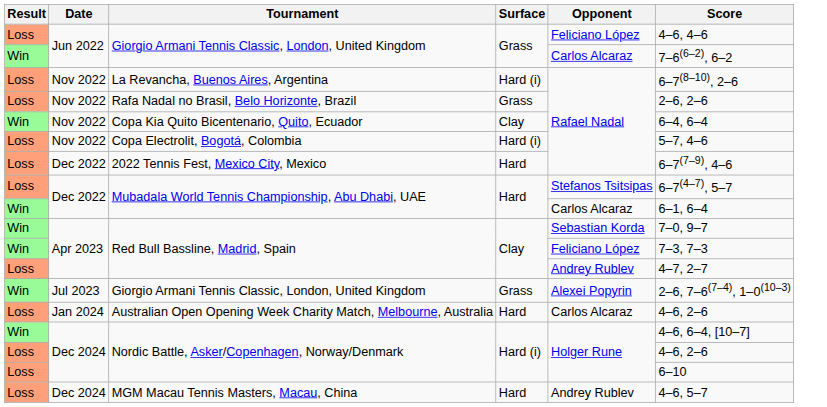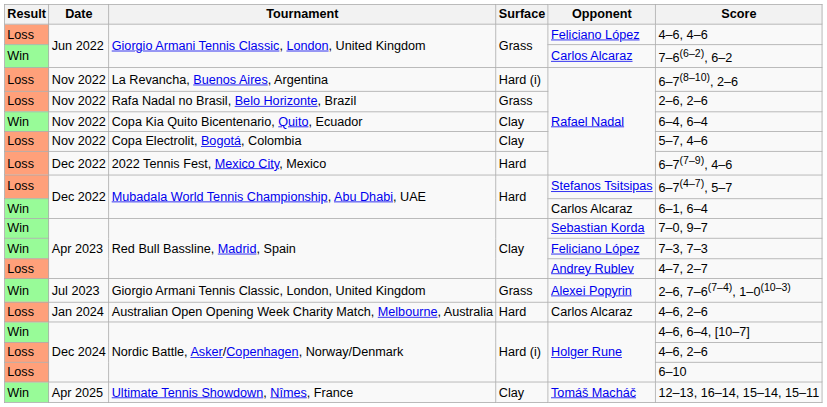(520, 141) Hard (i) -> (511, 141) Clay
- row: (21, 392)
+ row: (18, 392)
